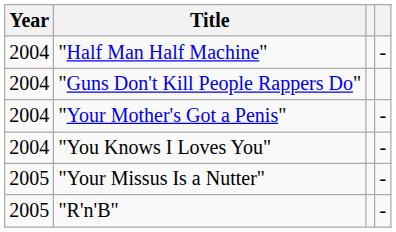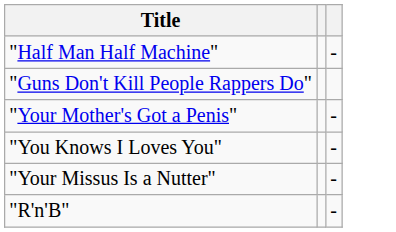- column: (29, 20)
